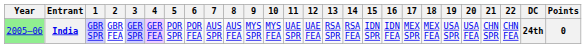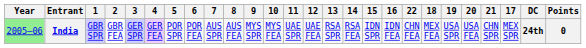columns swapped: (412, 12) <-> (511, 12)
